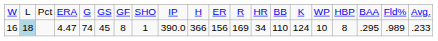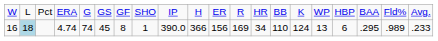(67, 28) 4.47 -> (67, 28) 4.74
(322, 28) 10 -> (322, 28) 13
(345, 28) 8 -> (345, 28) 6
